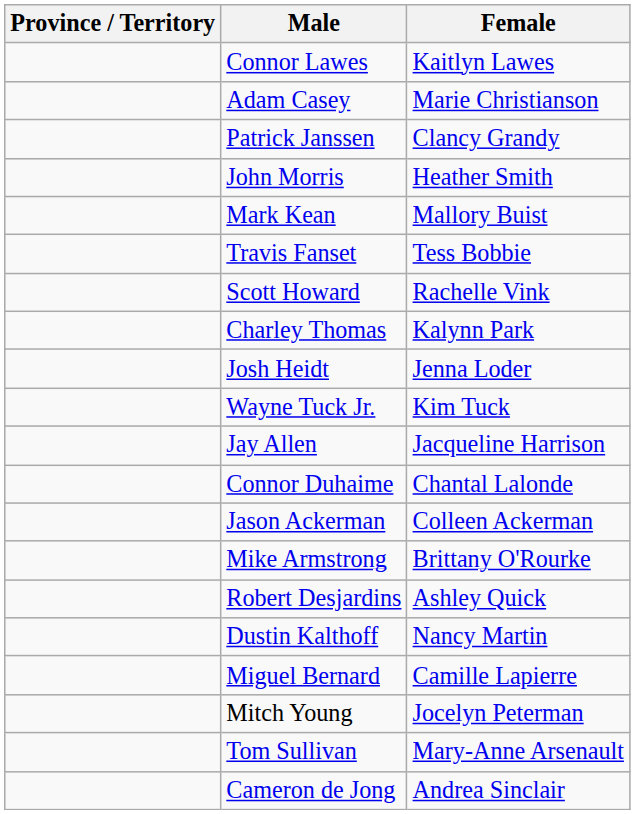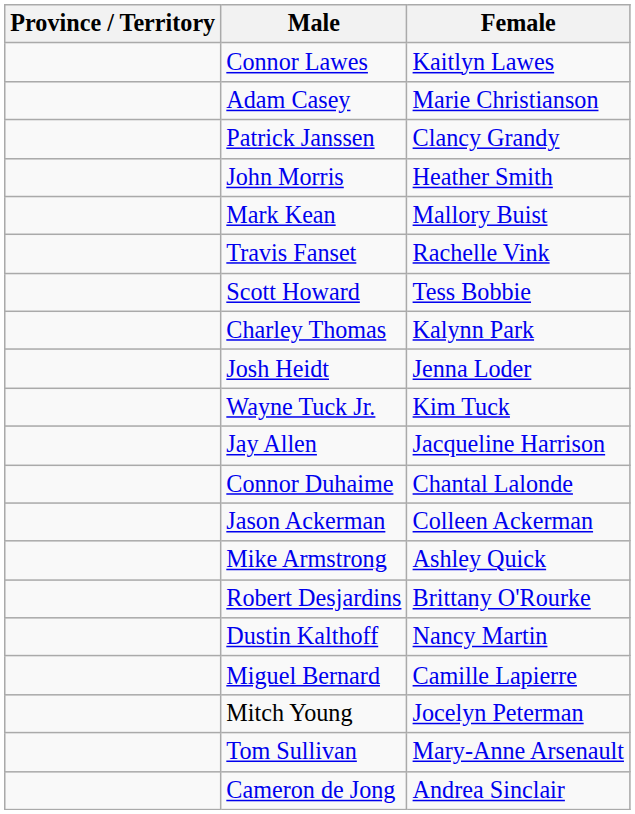(472, 253) Tess Bobbie -> (481, 253) Rachelle Vink
(481, 291) Rachelle Vink -> (472, 291) Tess Bobbie
(502, 560) Brittany O'Rourke -> (479, 560) Ashley Quick
(479, 598) Ashley Quick -> (502, 598) Brittany O'Rourke
